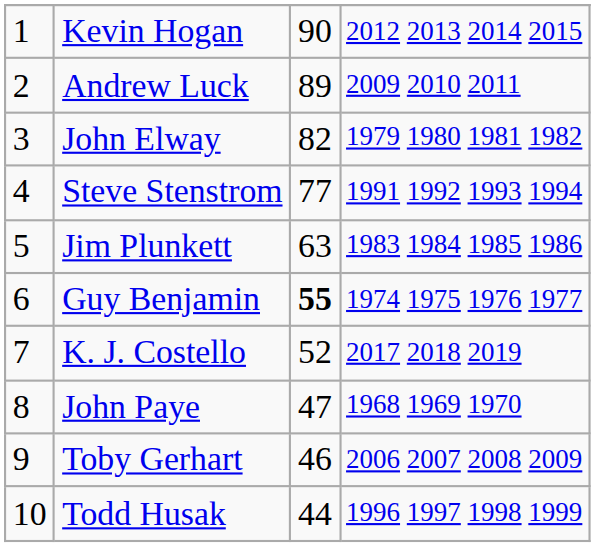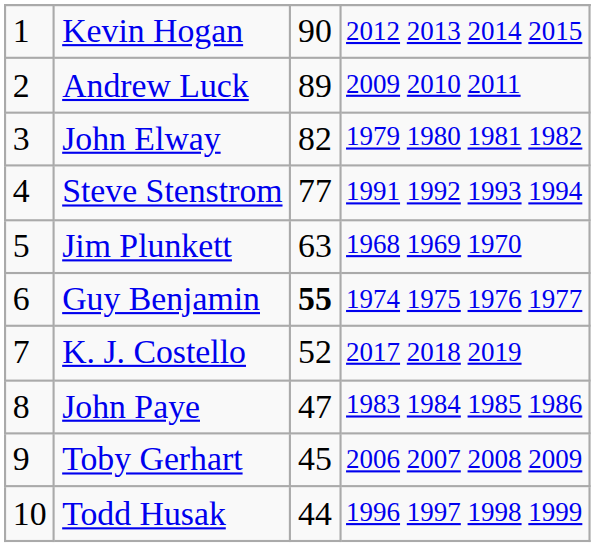(464, 245) 1983 1984 1985 1986 -> (434, 245) 1968 1969 1970
(434, 406) 1968 1969 1970 -> (464, 406) 1983 1984 1985 1986
(315, 459) 46 -> (315, 459) 45
